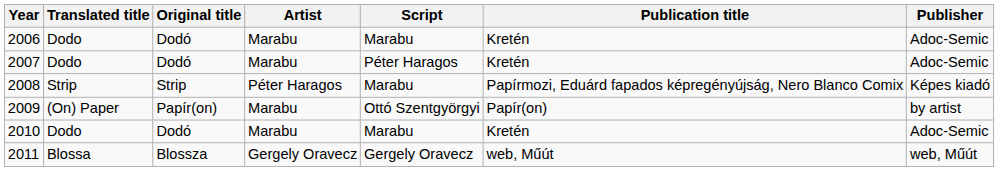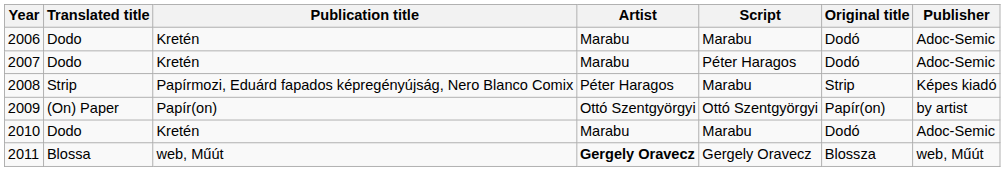columns swapped: (199, 16) <-> (695, 16)
(273, 108) Marabu -> (638, 108) Ottó Szentgyörgyi
(303, 154) normal -> (637, 154) bold
